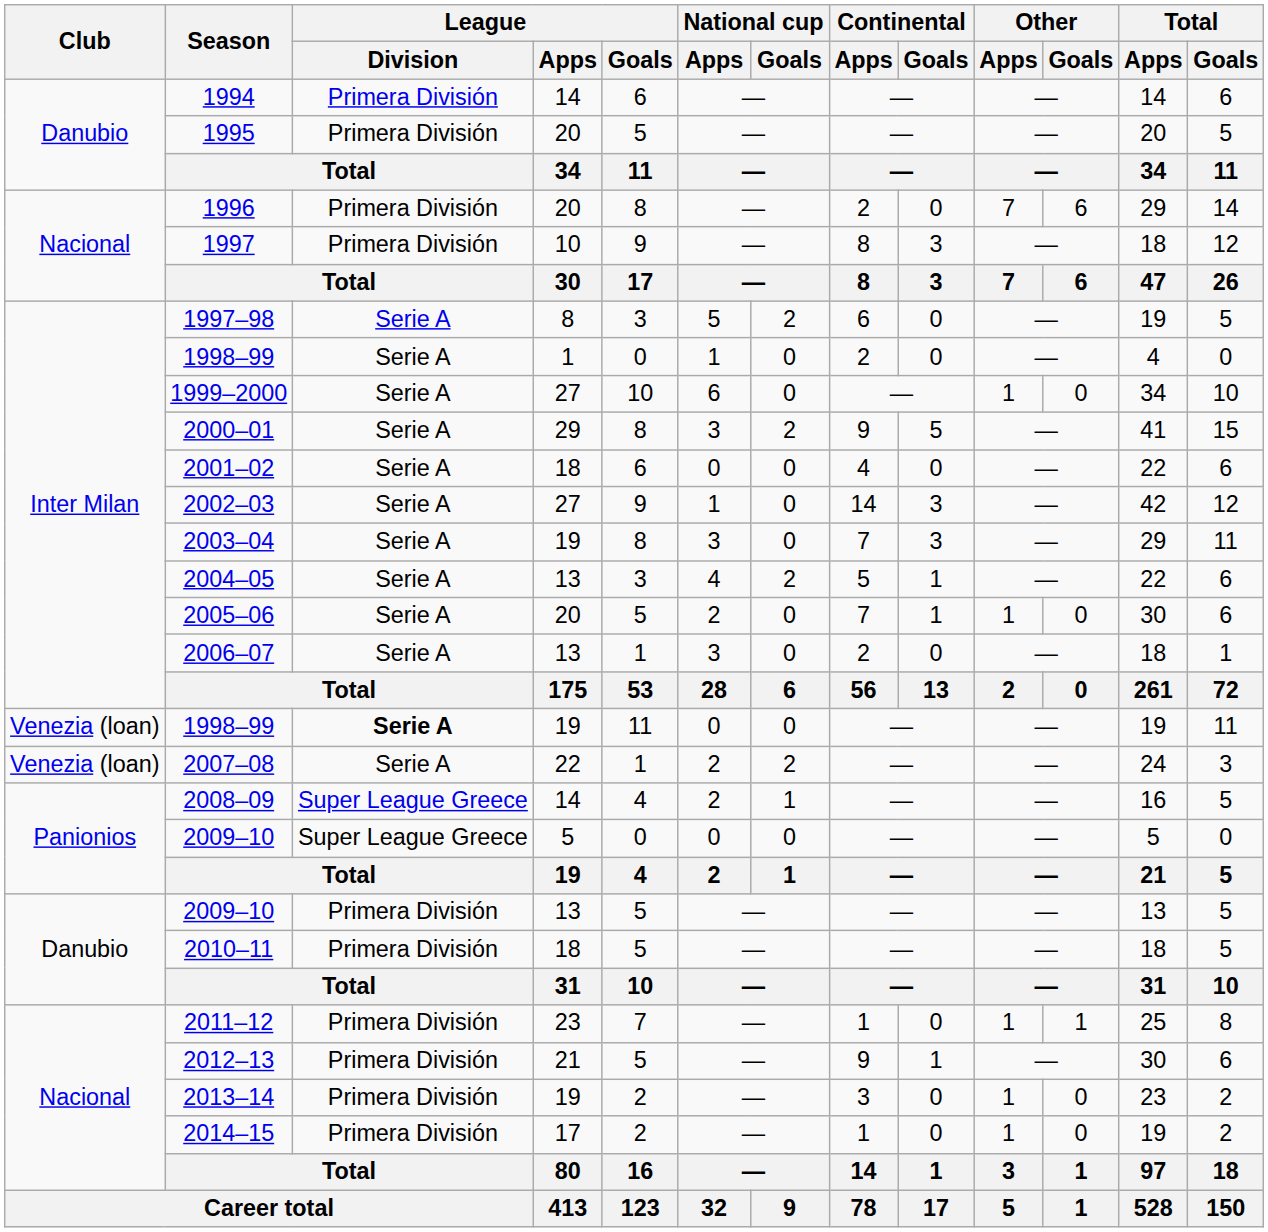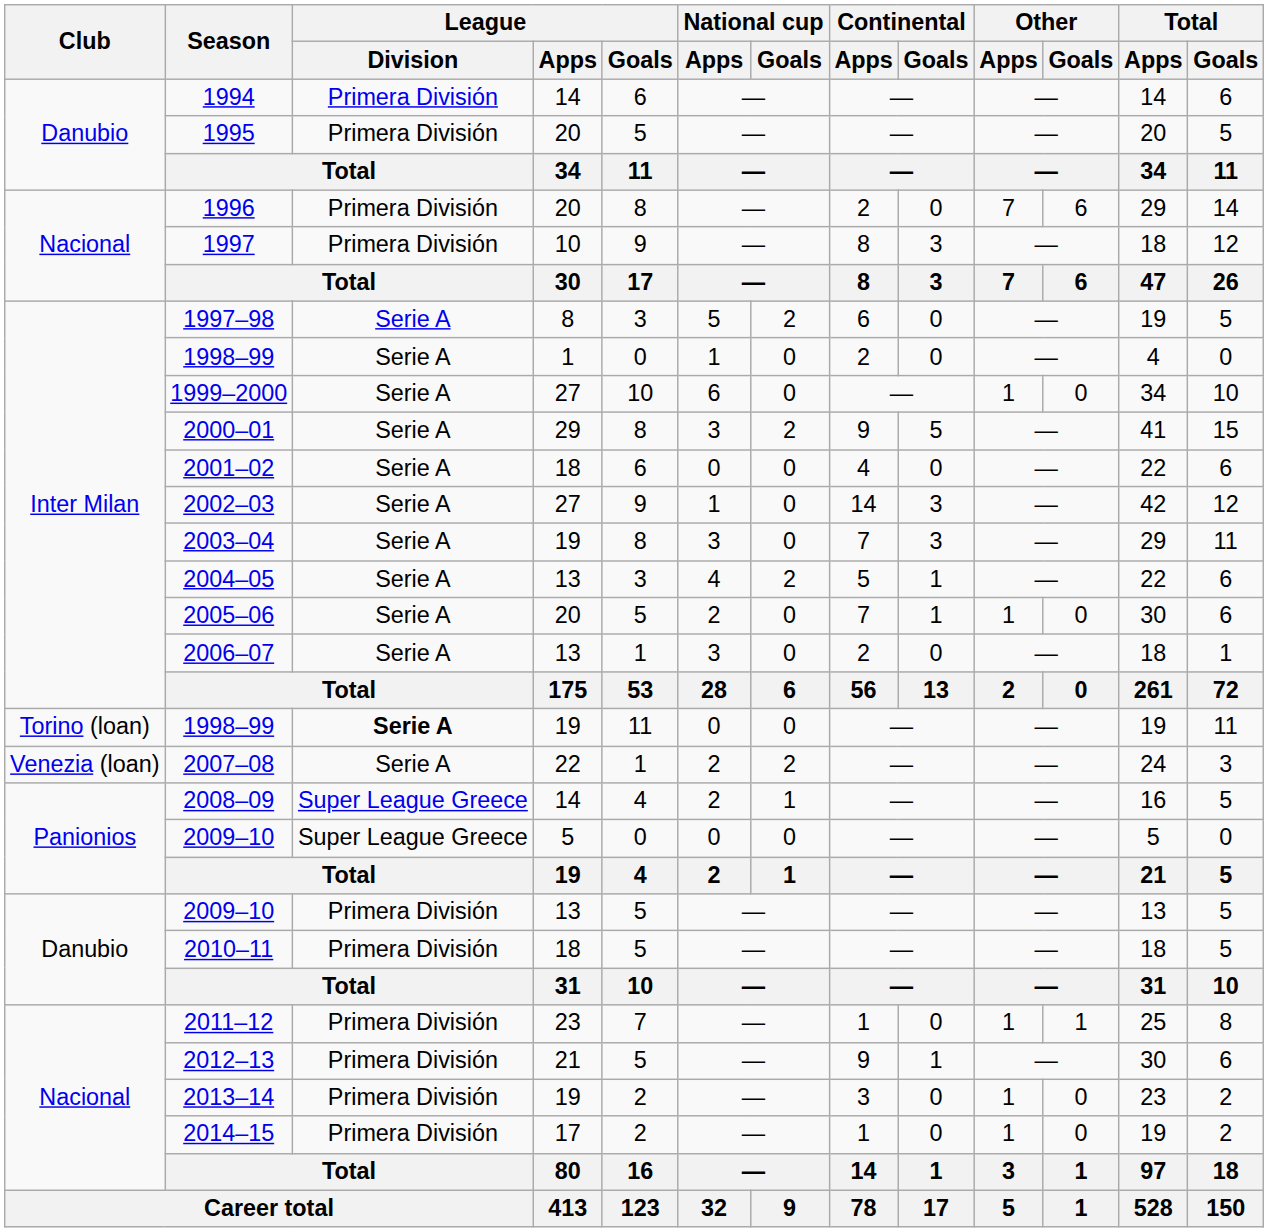(85, 726) Venezia (loan) -> (85, 726) Torino (loan)
